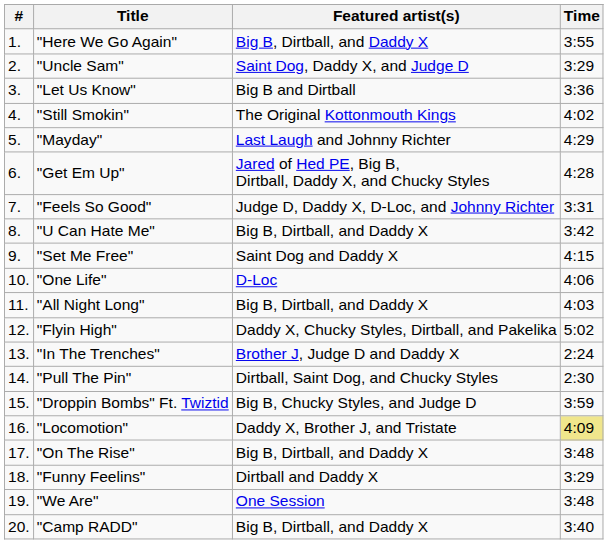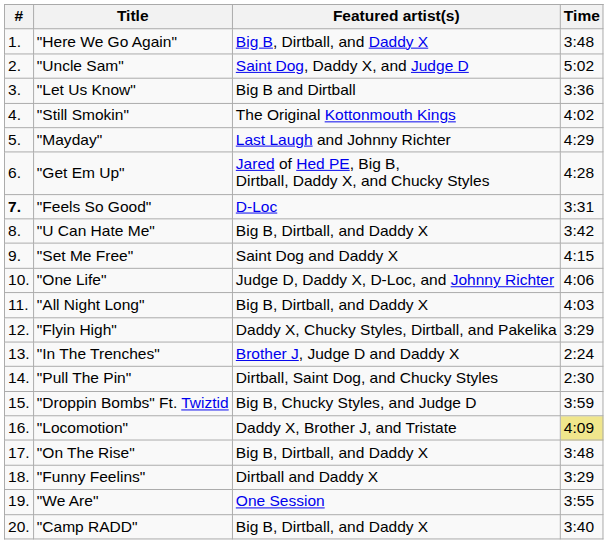(579, 41) 3:55 -> (579, 41) 3:48
(579, 66) 3:29 -> (579, 66) 5:02
(15, 206) normal -> (15, 206) bold
(395, 206) Judge D, Daddy X, D-Loc, and Johnny Richter -> (257, 206) D-Loc
(257, 280) D-Loc -> (395, 280) Judge D, Daddy X, D-Loc, and Johnny Richter
(579, 329) 5:02 -> (579, 329) 3:29
(579, 501) 3:48 -> (579, 501) 3:55
